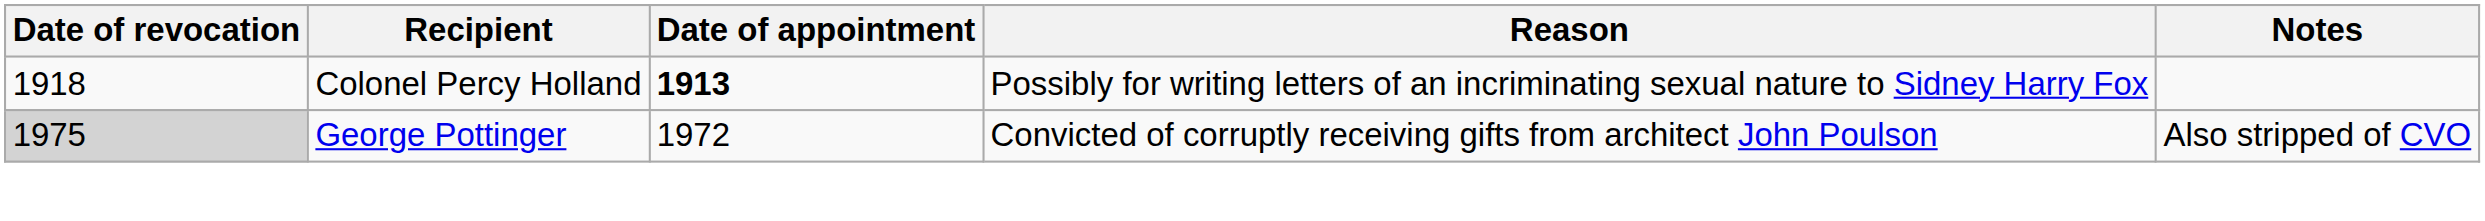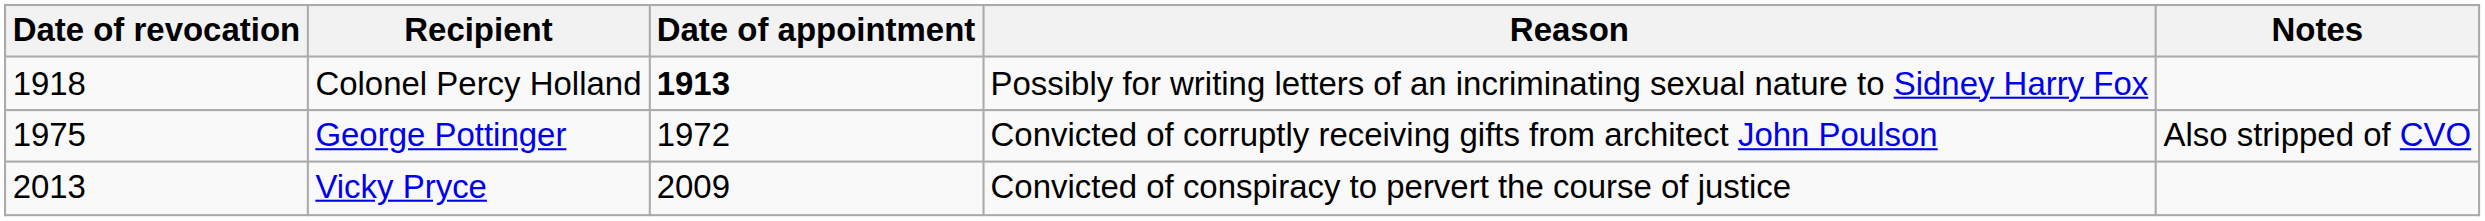(49, 135) lightgrey background -> (49, 135) no background
+ row: (401, 187)
